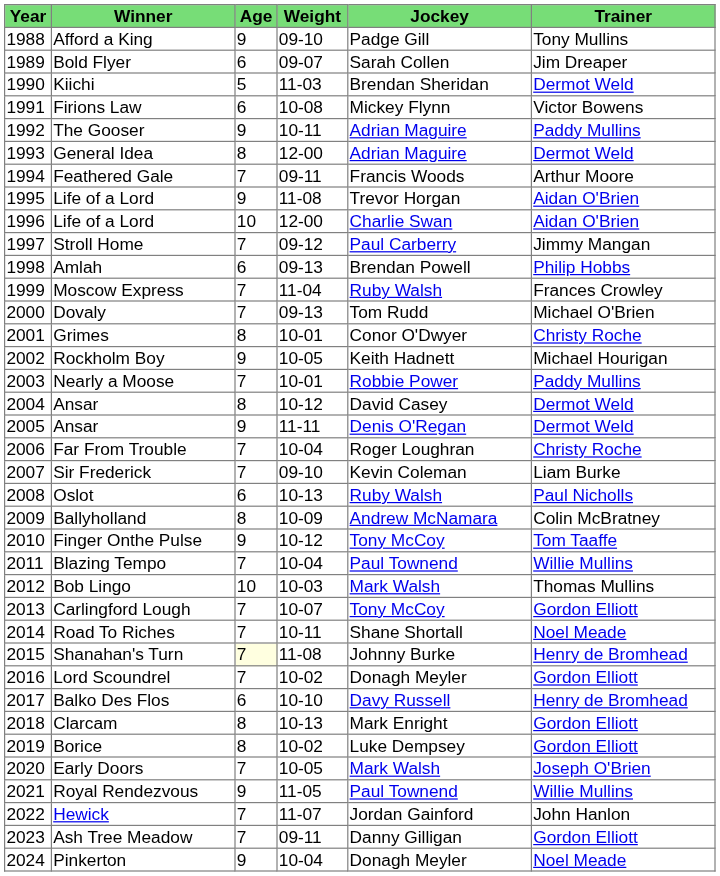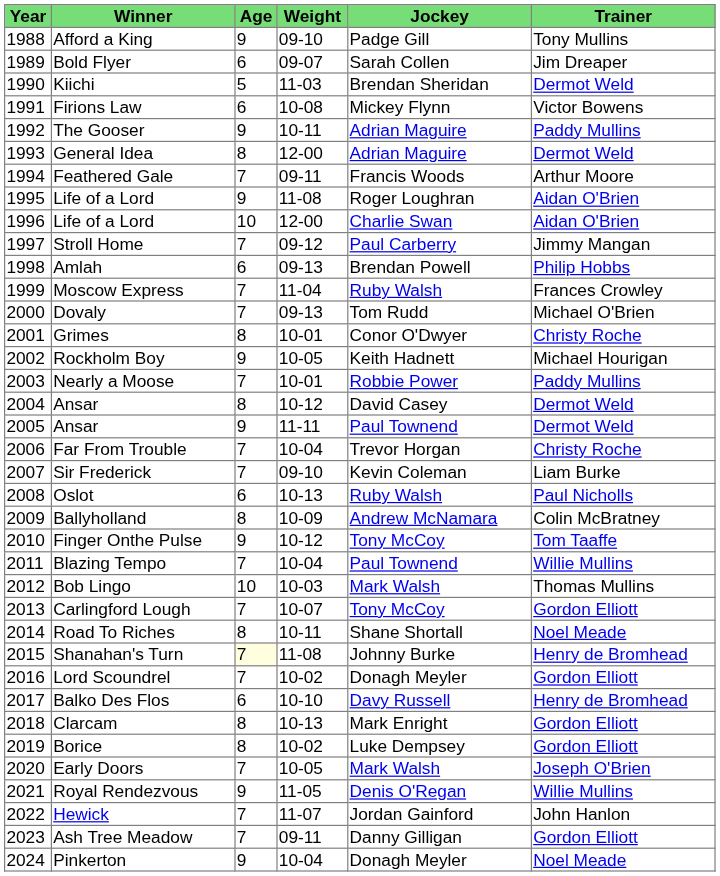(405, 198) Trevor Horgan -> (412, 198) Roger Loughran
(408, 426) Denis O'Regan -> (404, 426) Paul Townend
(412, 449) Roger Loughran -> (405, 449) Trevor Horgan
(242, 632) 7 -> (242, 632) 8
(404, 791) Paul Townend -> (408, 791) Denis O'Regan
